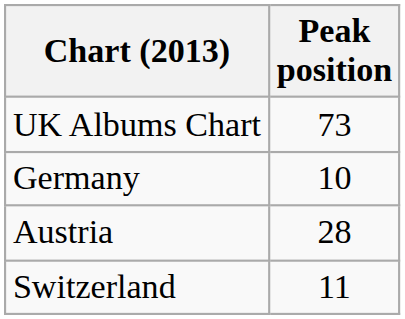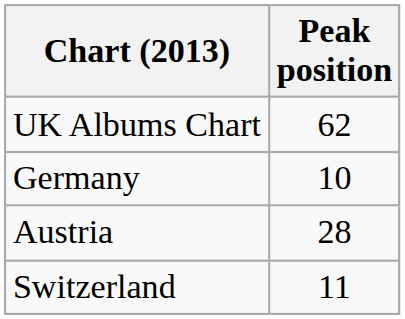(334, 123) 73 -> (334, 123) 62
